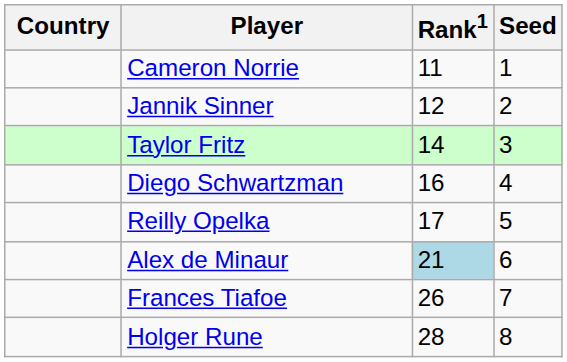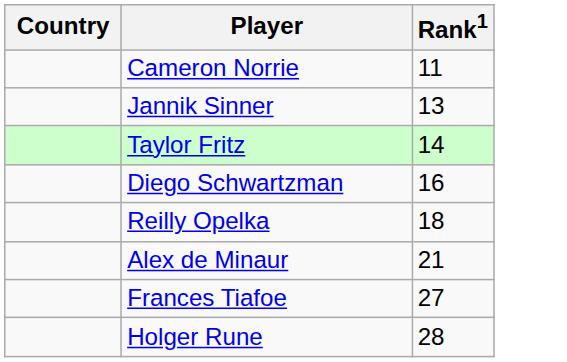- column: (528, 26)
(431, 106) 12 -> (431, 106) 13
(431, 221) 17 -> (431, 221) 18
(431, 260) lightblue background -> (431, 260) no background
(431, 298) 26 -> (431, 298) 27
